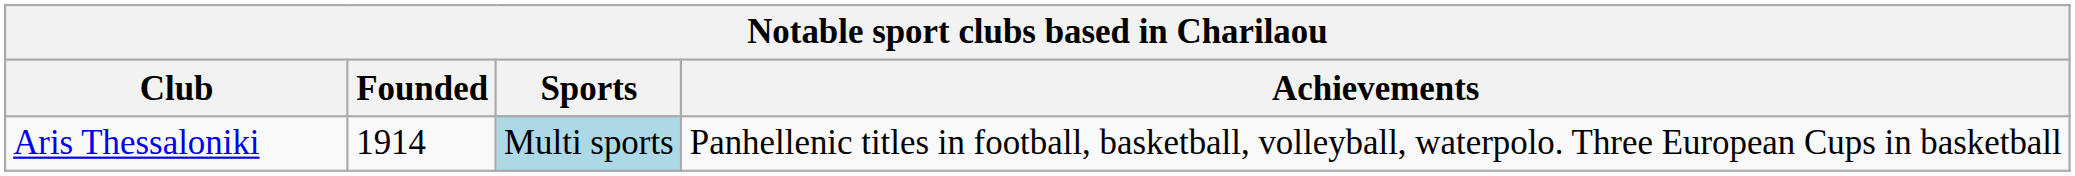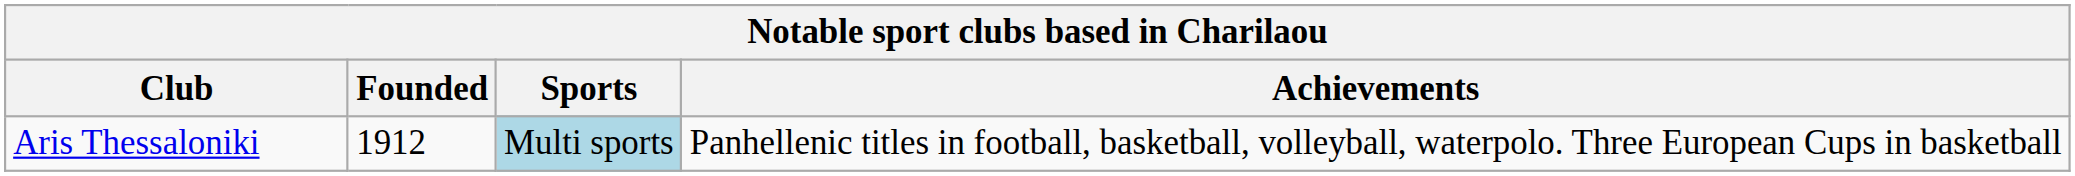(391, 142) 1914 -> (391, 142) 1912
